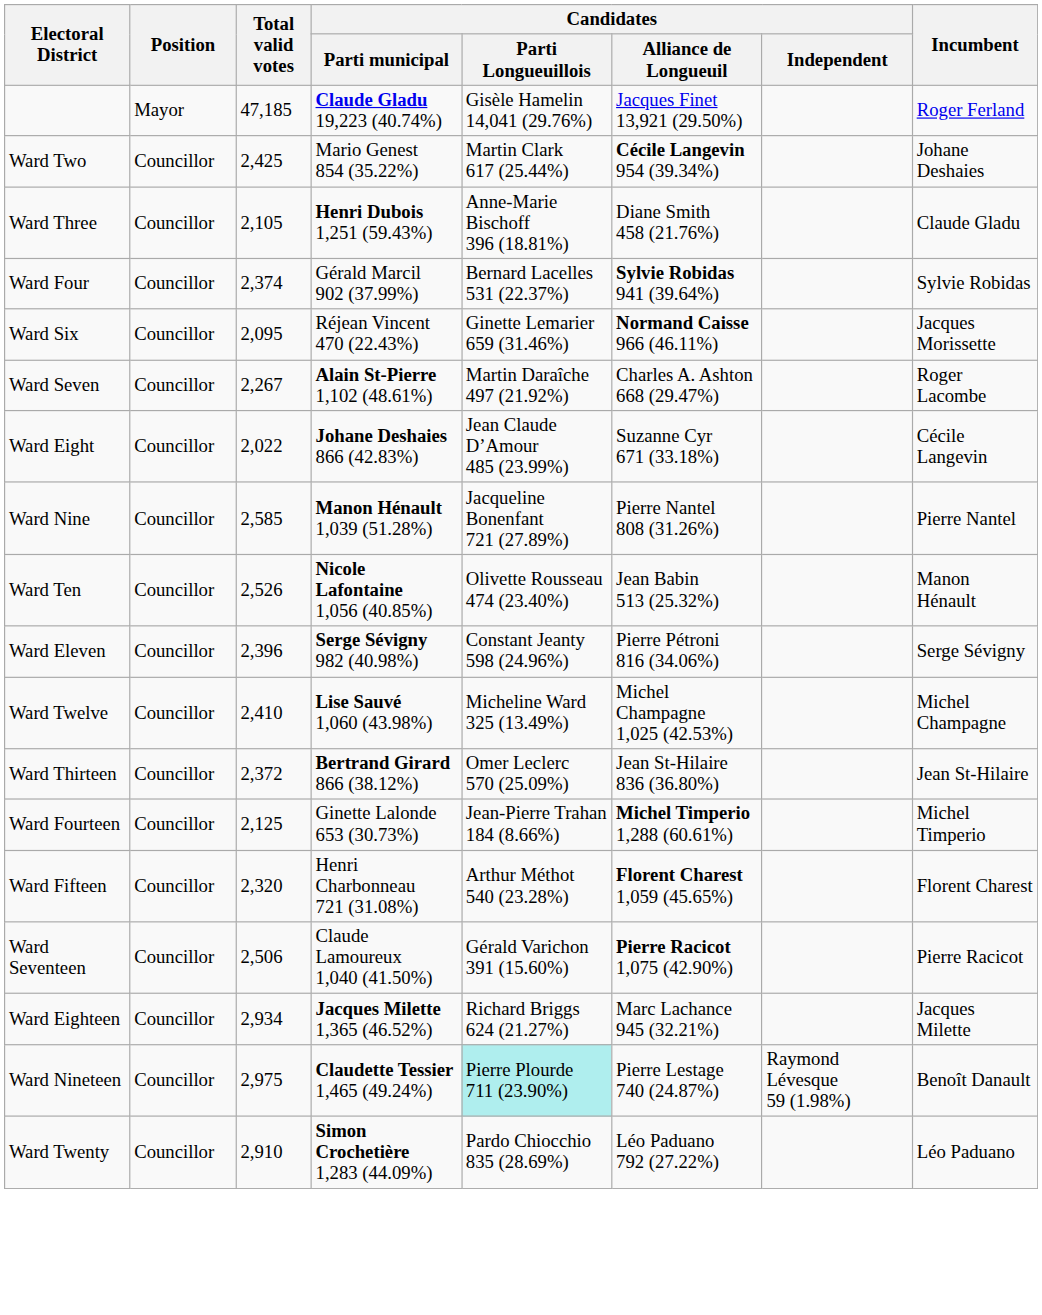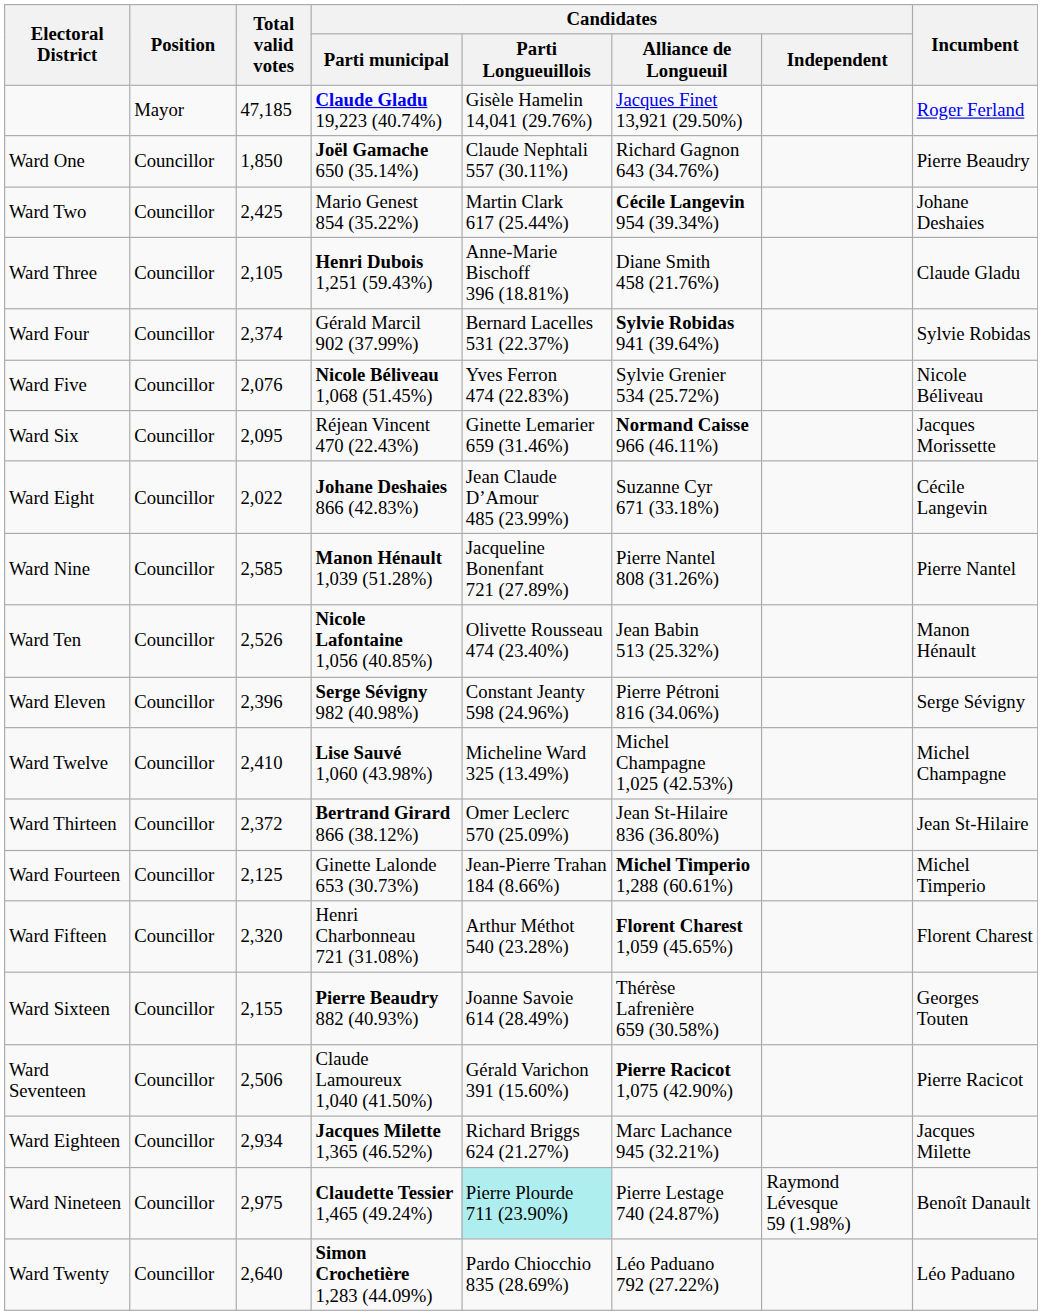+ row: (47, 161)
+ row: (48, 385)
- row: (54, 385)
+ row: (59, 1008)
(261, 1152) 2,910 -> (261, 1274) 2,640
